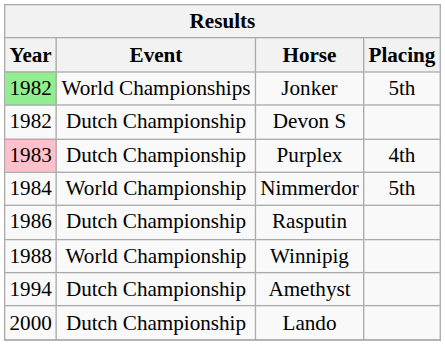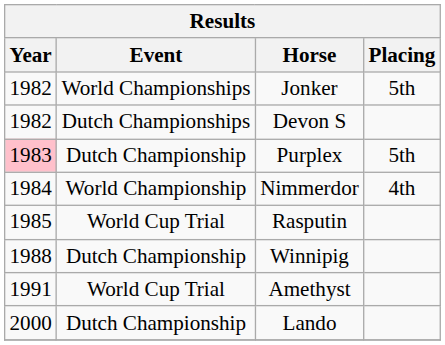(31, 88) lightgreen background -> (31, 88) no background
(156, 121) Dutch Championship -> (156, 121) Dutch Championships
(402, 155) 4th -> (402, 155) 5th
(402, 188) 5th -> (402, 188) 4th
(31, 222) 1986 -> (31, 222) 1985
(156, 222) Dutch Championship -> (156, 222) World Cup Trial
(156, 255) World Championship -> (156, 255) Dutch Championship
(31, 289) 1994 -> (31, 289) 1991
(156, 289) Dutch Championship -> (156, 289) World Cup Trial
